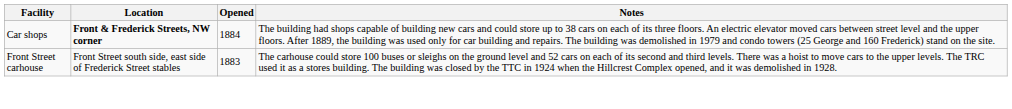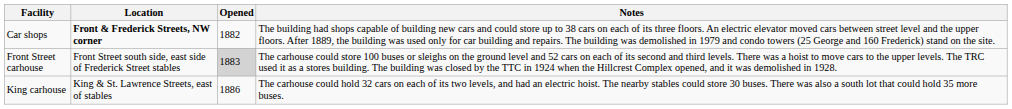(230, 34) 1884 -> (230, 34) 1882
(230, 62) no background -> (230, 62) lightgrey background
+ row: (36, 90)
